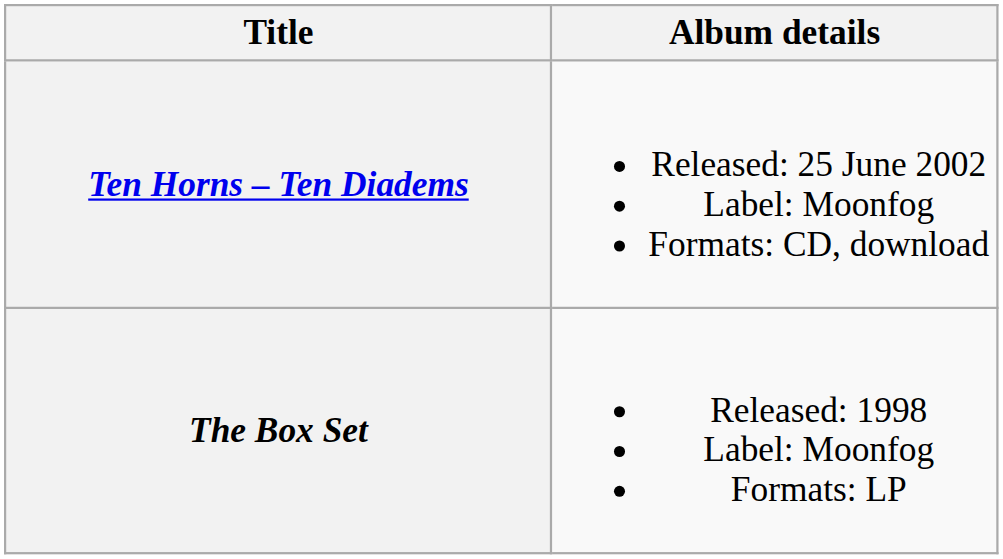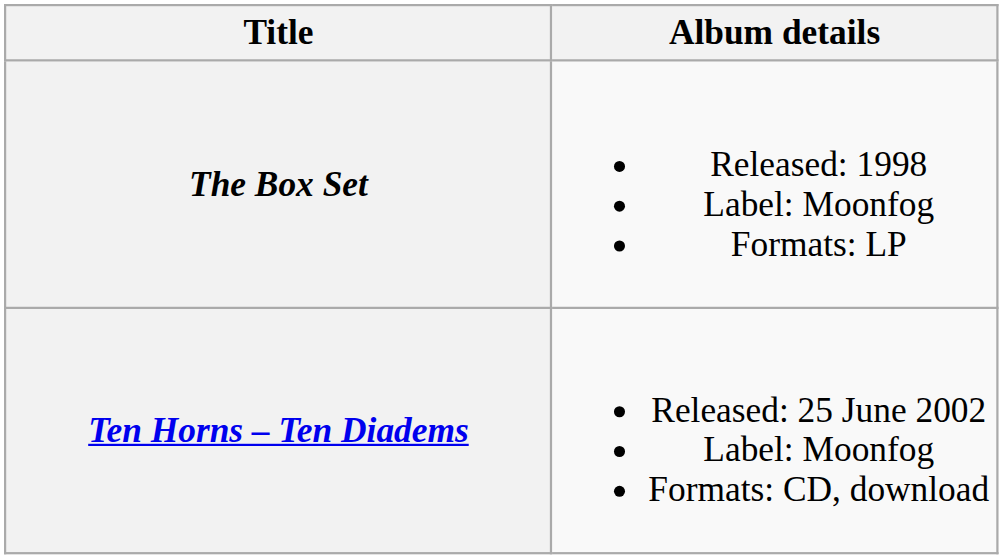rows swapped: (278, 429) <-> (278, 183)
